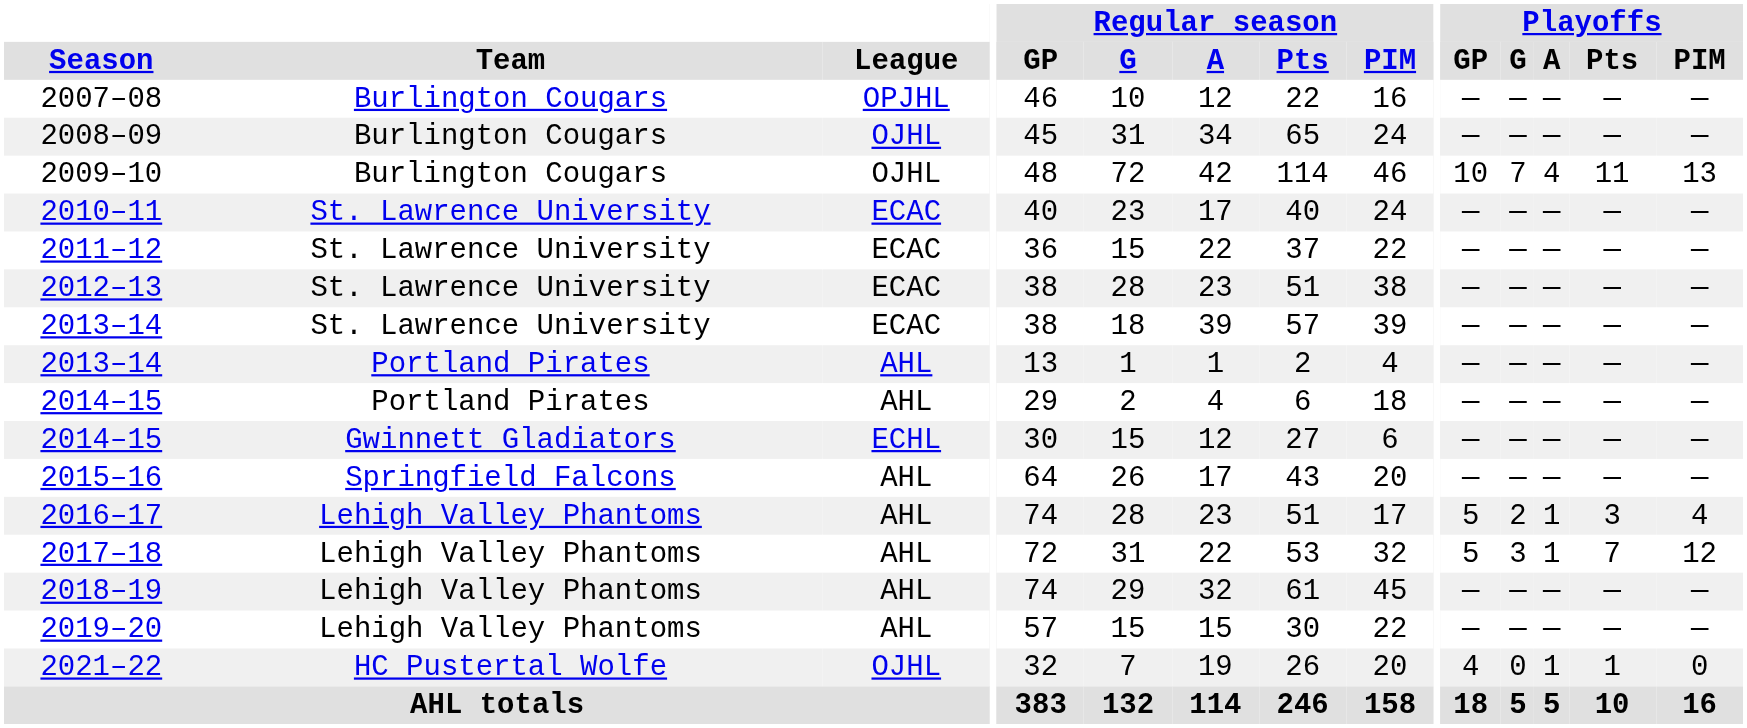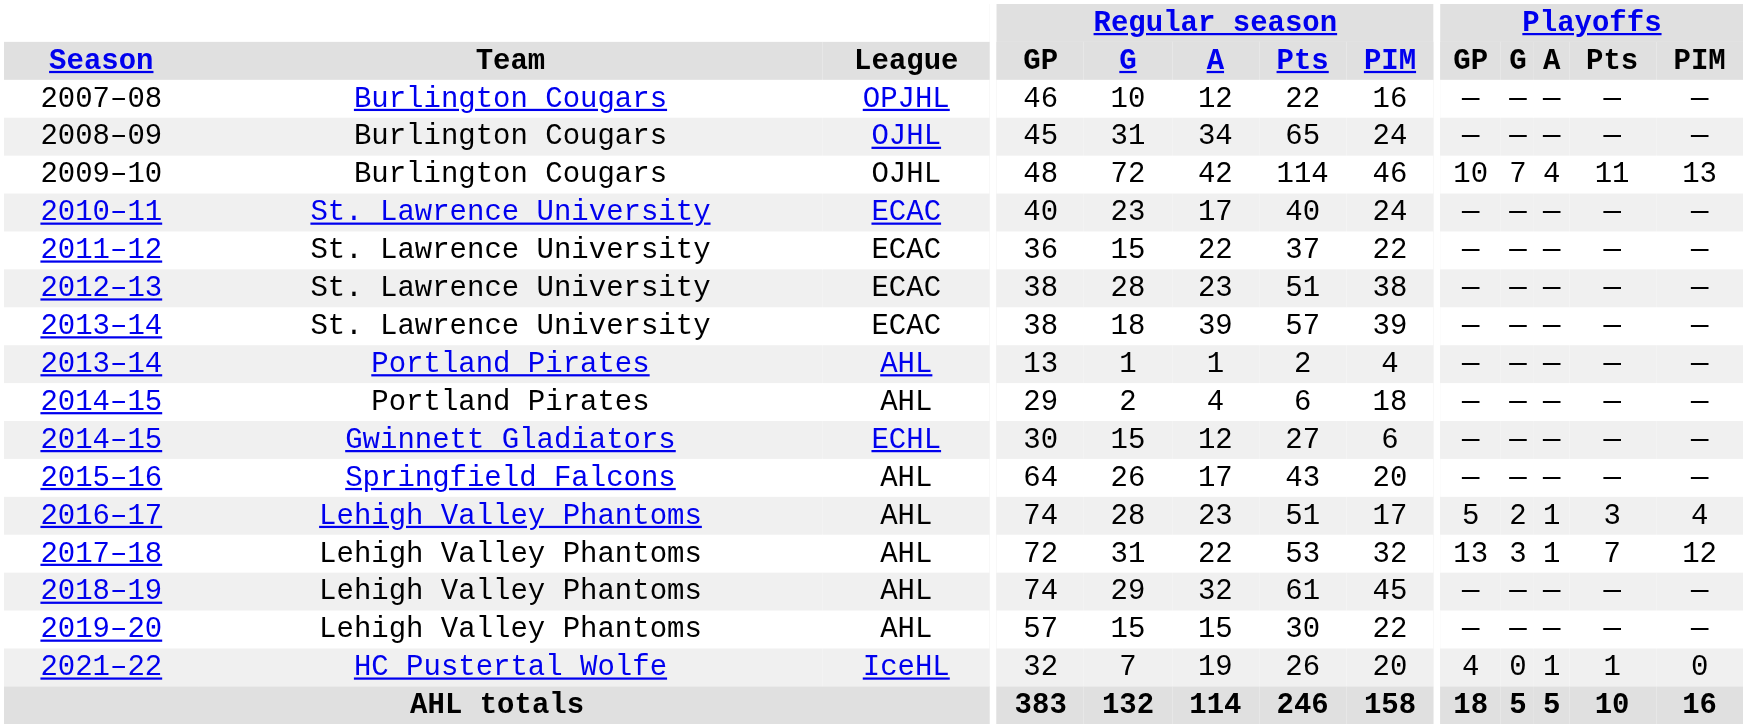(1471, 554) 5 -> (1471, 554) 13
(906, 667) OJHL -> (906, 667) IceHL
